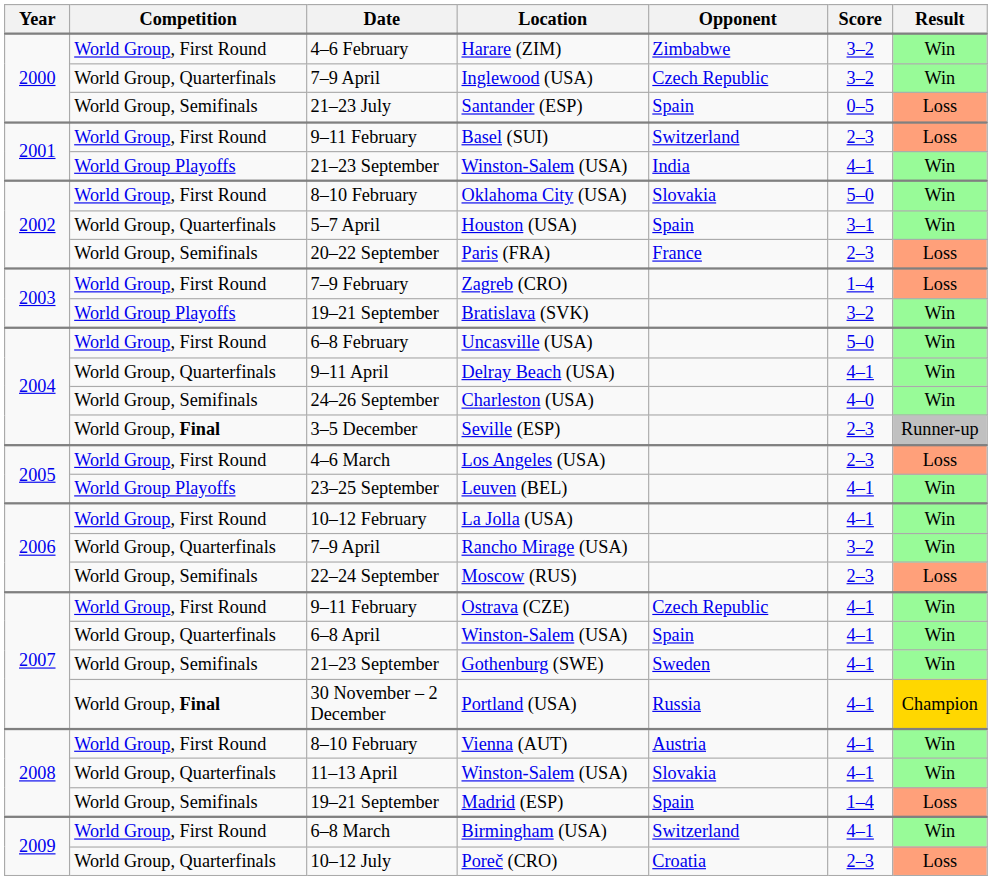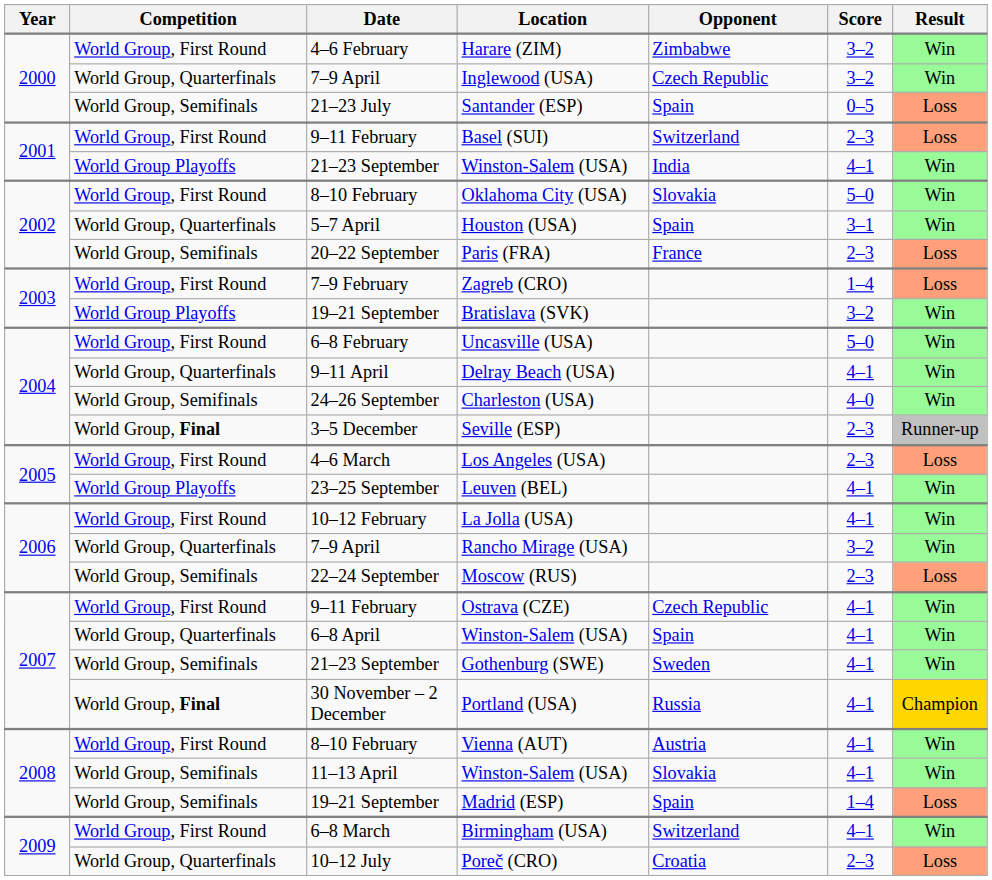(175, 772) World Group, Quarterfinals -> (166, 772) World Group, Semifinals
